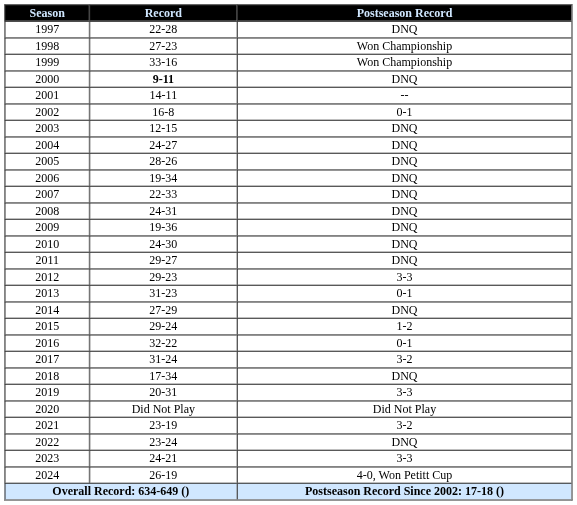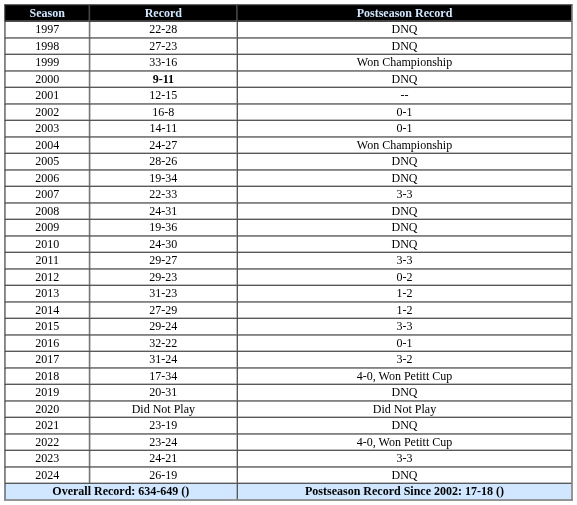(404, 46) Won Championship -> (404, 46) DNQ
(163, 95) 14-11 -> (163, 95) 12-15
(163, 128) 12-15 -> (163, 128) 14-11
(404, 128) DNQ -> (404, 128) 0-1
(404, 145) DNQ -> (404, 145) Won Championship
(404, 194) DNQ -> (404, 194) 3-3
(404, 260) DNQ -> (404, 260) 3-3
(404, 277) 3-3 -> (404, 277) 0-2
(404, 293) 0-1 -> (404, 293) 1-2
(404, 310) DNQ -> (404, 310) 1-2
(404, 326) 1-2 -> (404, 326) 3-3
(404, 376) DNQ -> (404, 376) 4-0, Won Petitt Cup
(404, 392) 3-3 -> (404, 392) DNQ
(404, 425) 3-2 -> (404, 425) DNQ
(404, 442) DNQ -> (404, 442) 4-0, Won Petitt Cup
(404, 475) 4-0, Won Petitt Cup -> (404, 475) DNQ
